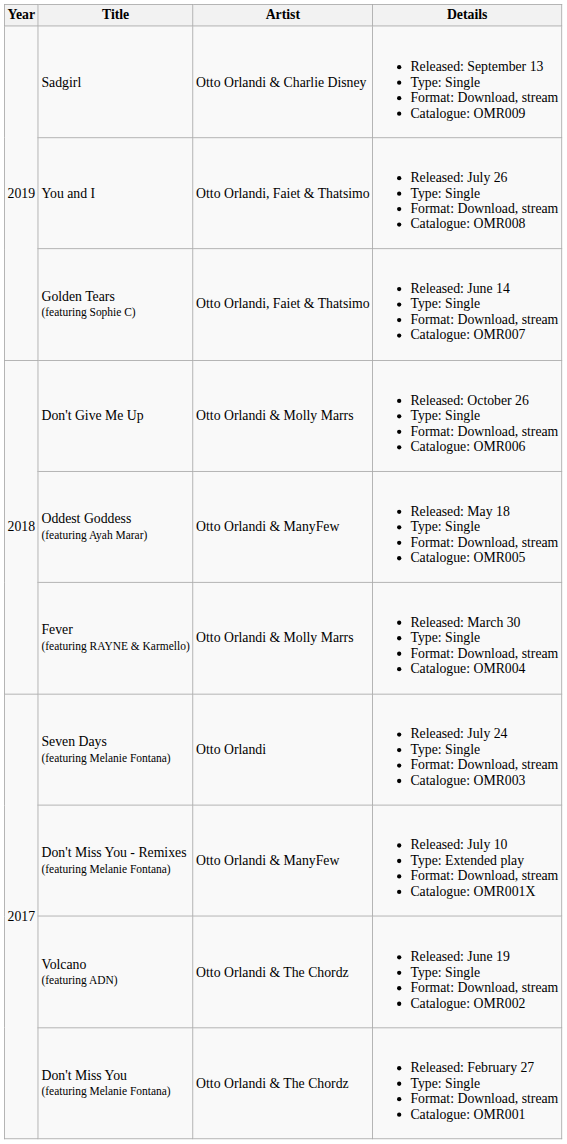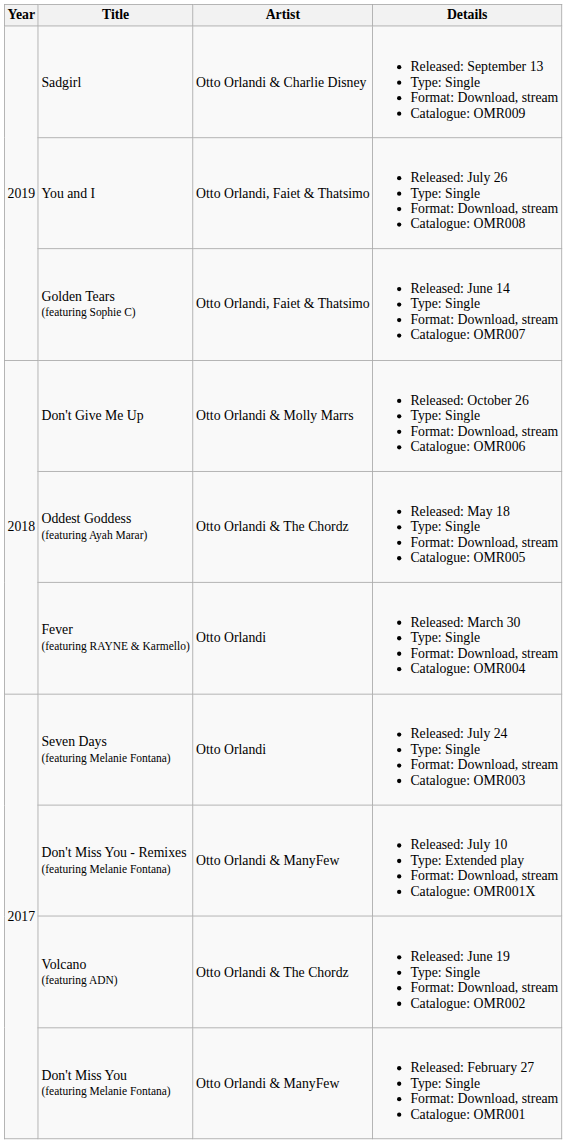(268, 527) Otto Orlandi & ManyFew -> (272, 527) Otto Orlandi & The Chordz
(275, 638) Otto Orlandi & Molly Marrs -> (231, 638) Otto Orlandi
(272, 1083) Otto Orlandi & The Chordz -> (268, 1083) Otto Orlandi & ManyFew
